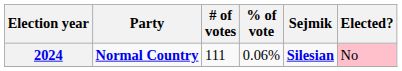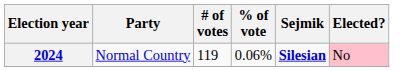(147, 54) bold -> (143, 54) normal
(215, 54) 111 -> (208, 54) 119
